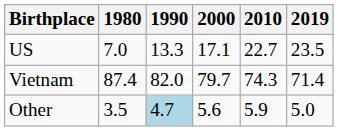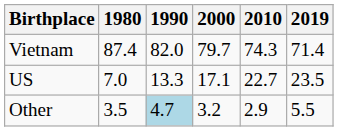rows swapped: (41, 79) <-> (21, 49)
(209, 110) 5.6 -> (209, 110) 3.2
(256, 110) 5.9 -> (256, 110) 2.9
(303, 110) 5.0 -> (303, 110) 5.5
